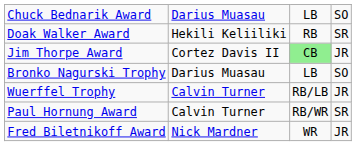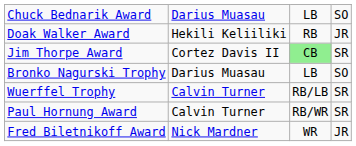(341, 34) SR -> (341, 34) JR
(341, 53) JR -> (341, 53) SR
(341, 92) JR -> (341, 92) SR
